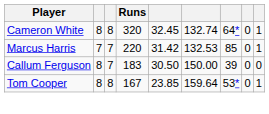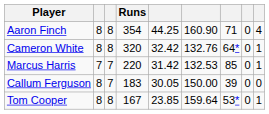+ row: (37, 30)
(165, 30) 32.45 -> (165, 48) 32.42
(201, 30) 132.74 -> (201, 48) 132.76
(165, 65) 30.50 -> (165, 83) 30.05
